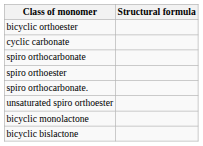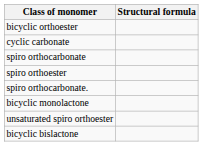rows swapped: (60, 103) <-> (48, 118)
